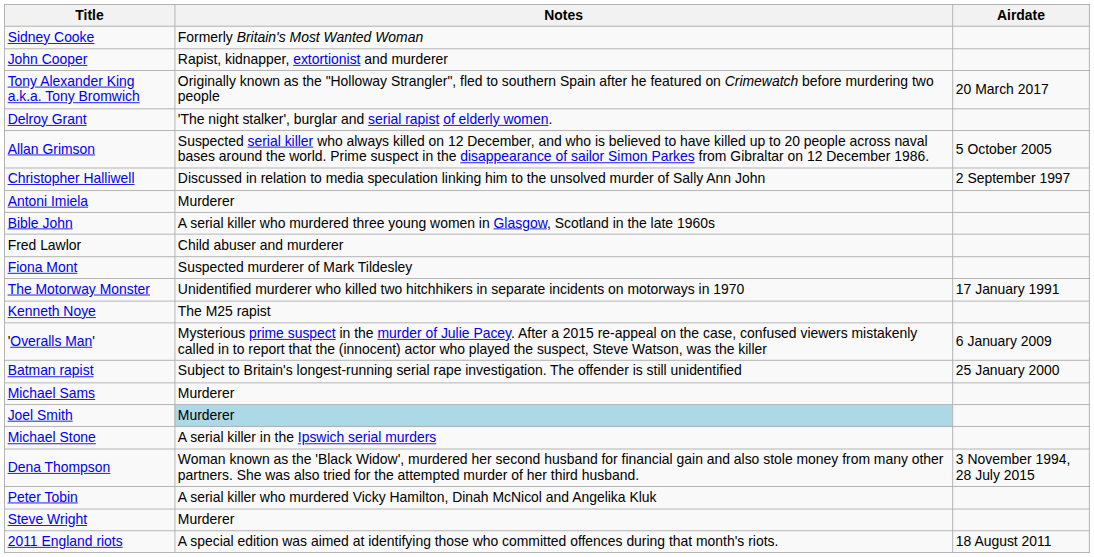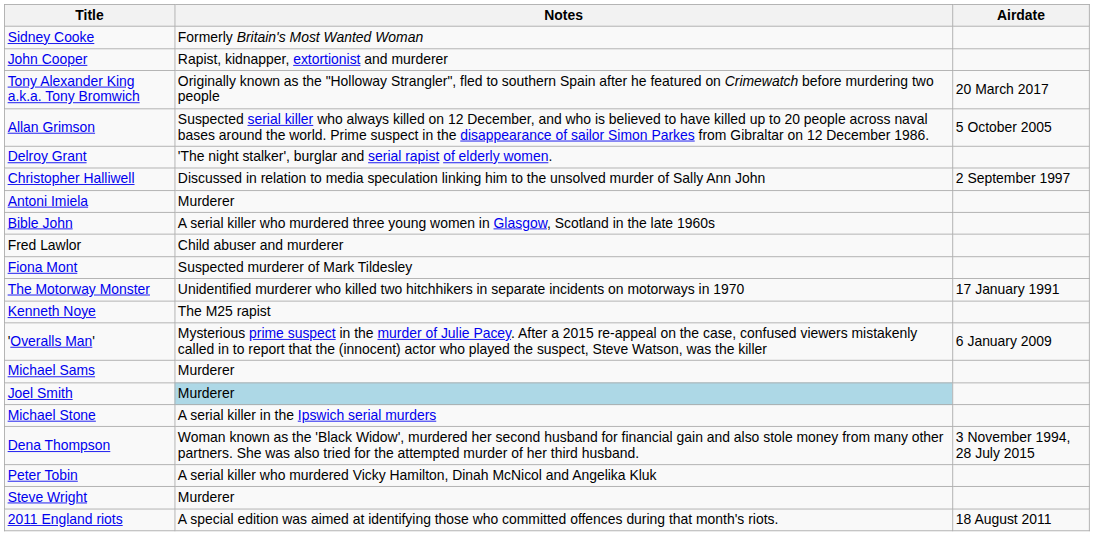rows swapped: (47, 119) <-> (51, 149)
- row: (51, 371)
